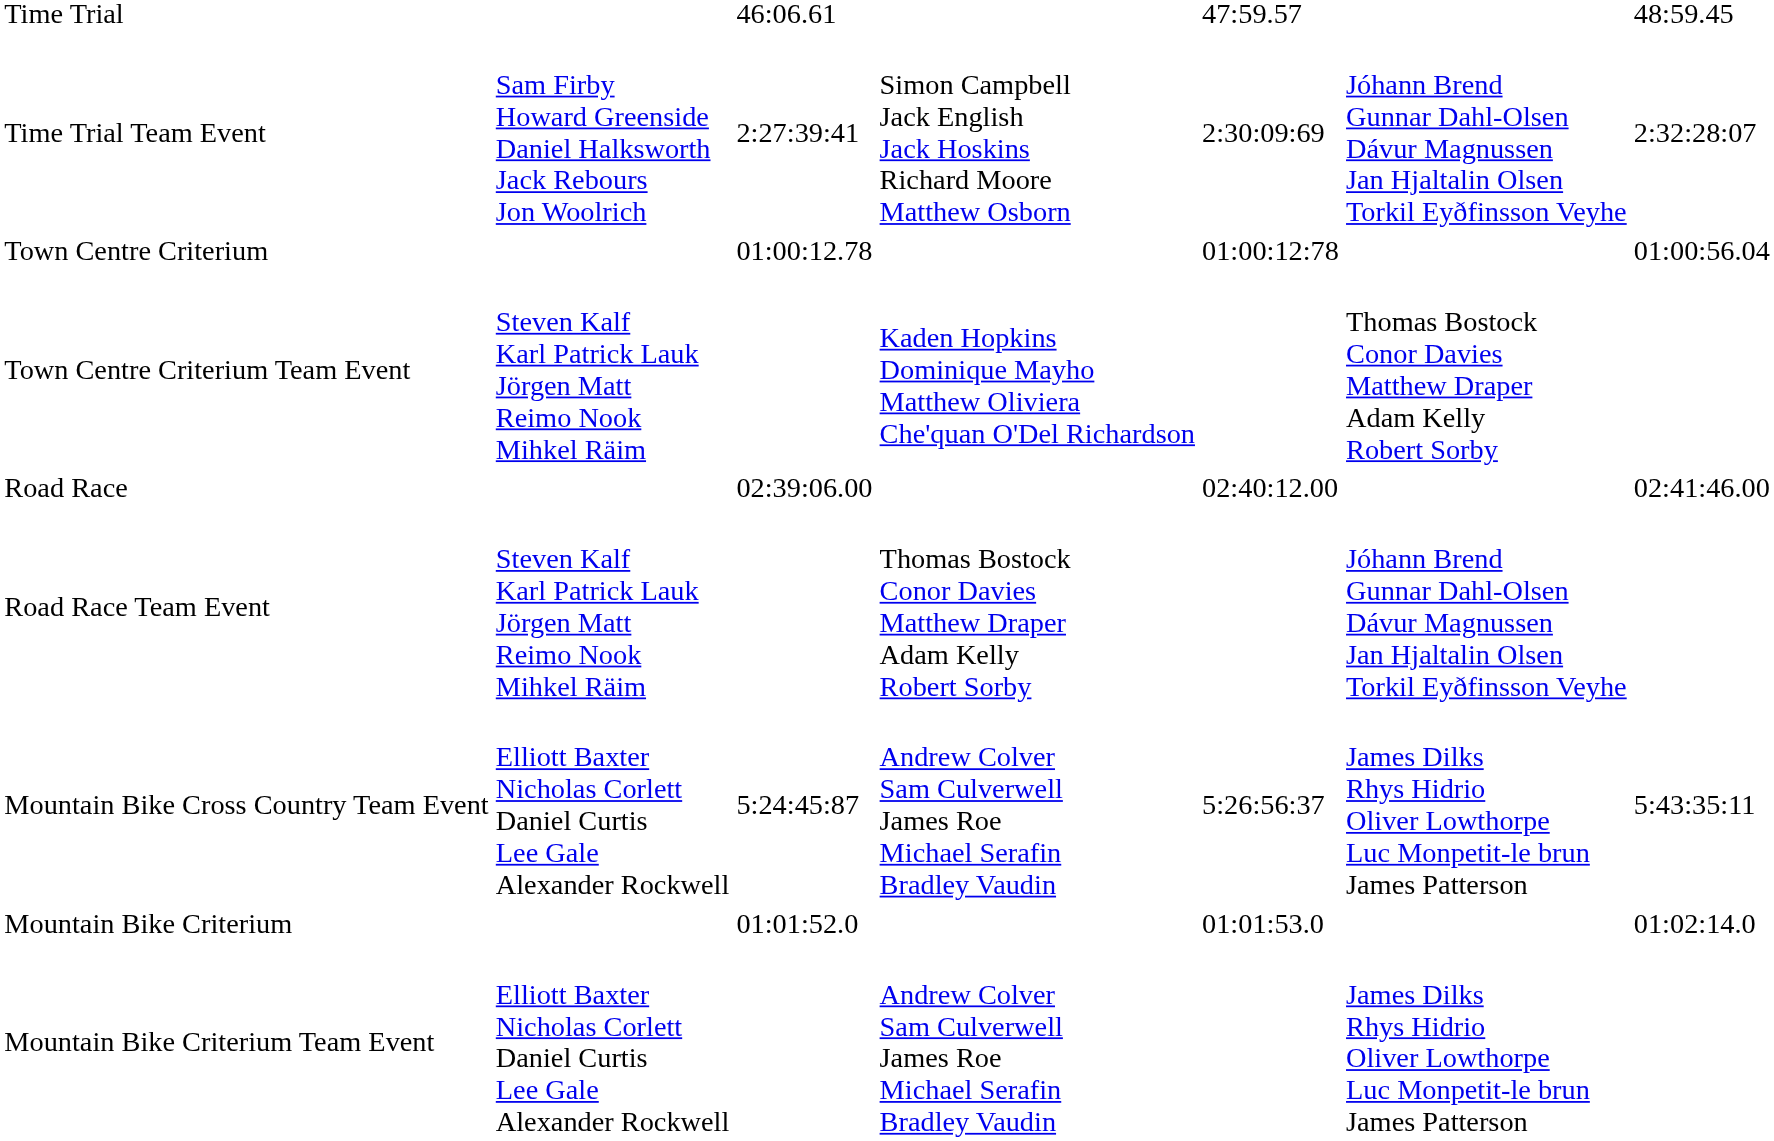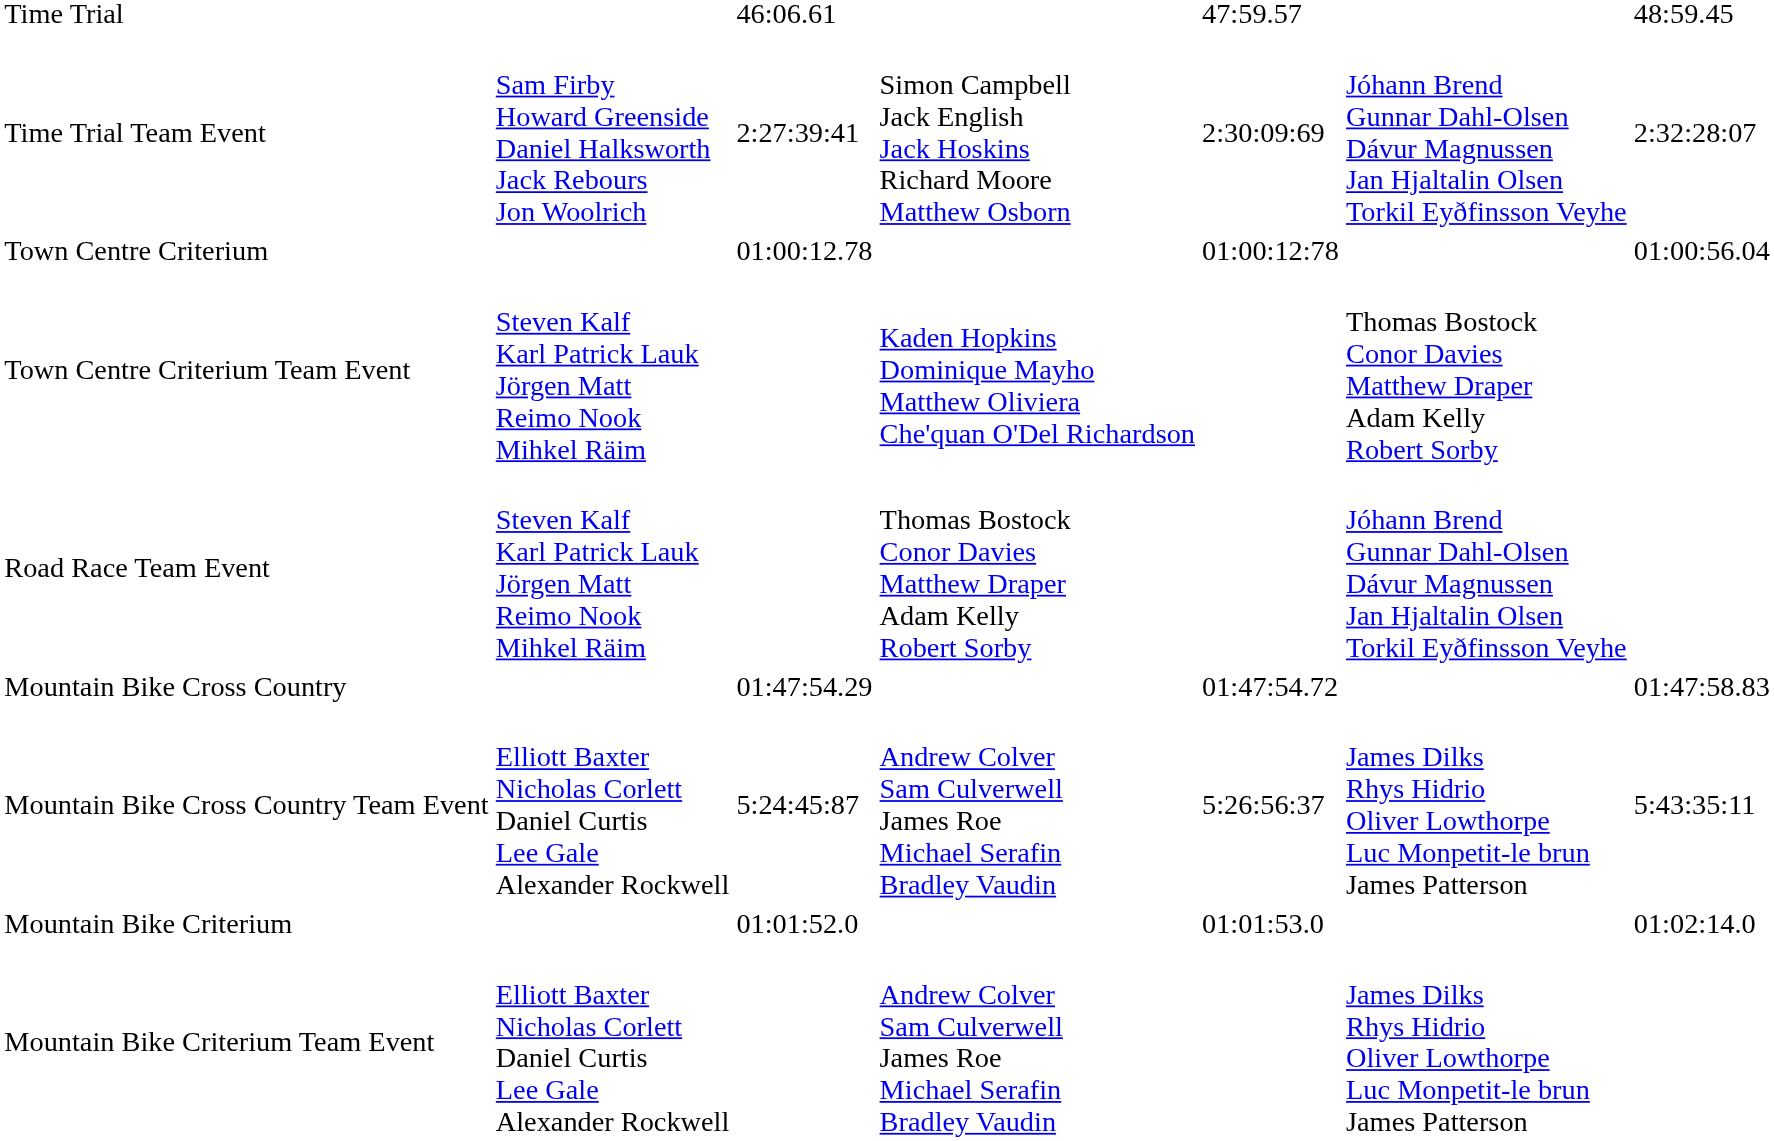- row: (66, 488)
+ row: (175, 686)
